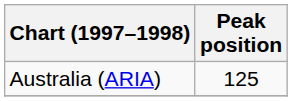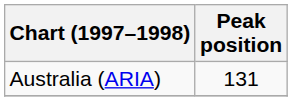(241, 78) 125 -> (241, 78) 131
